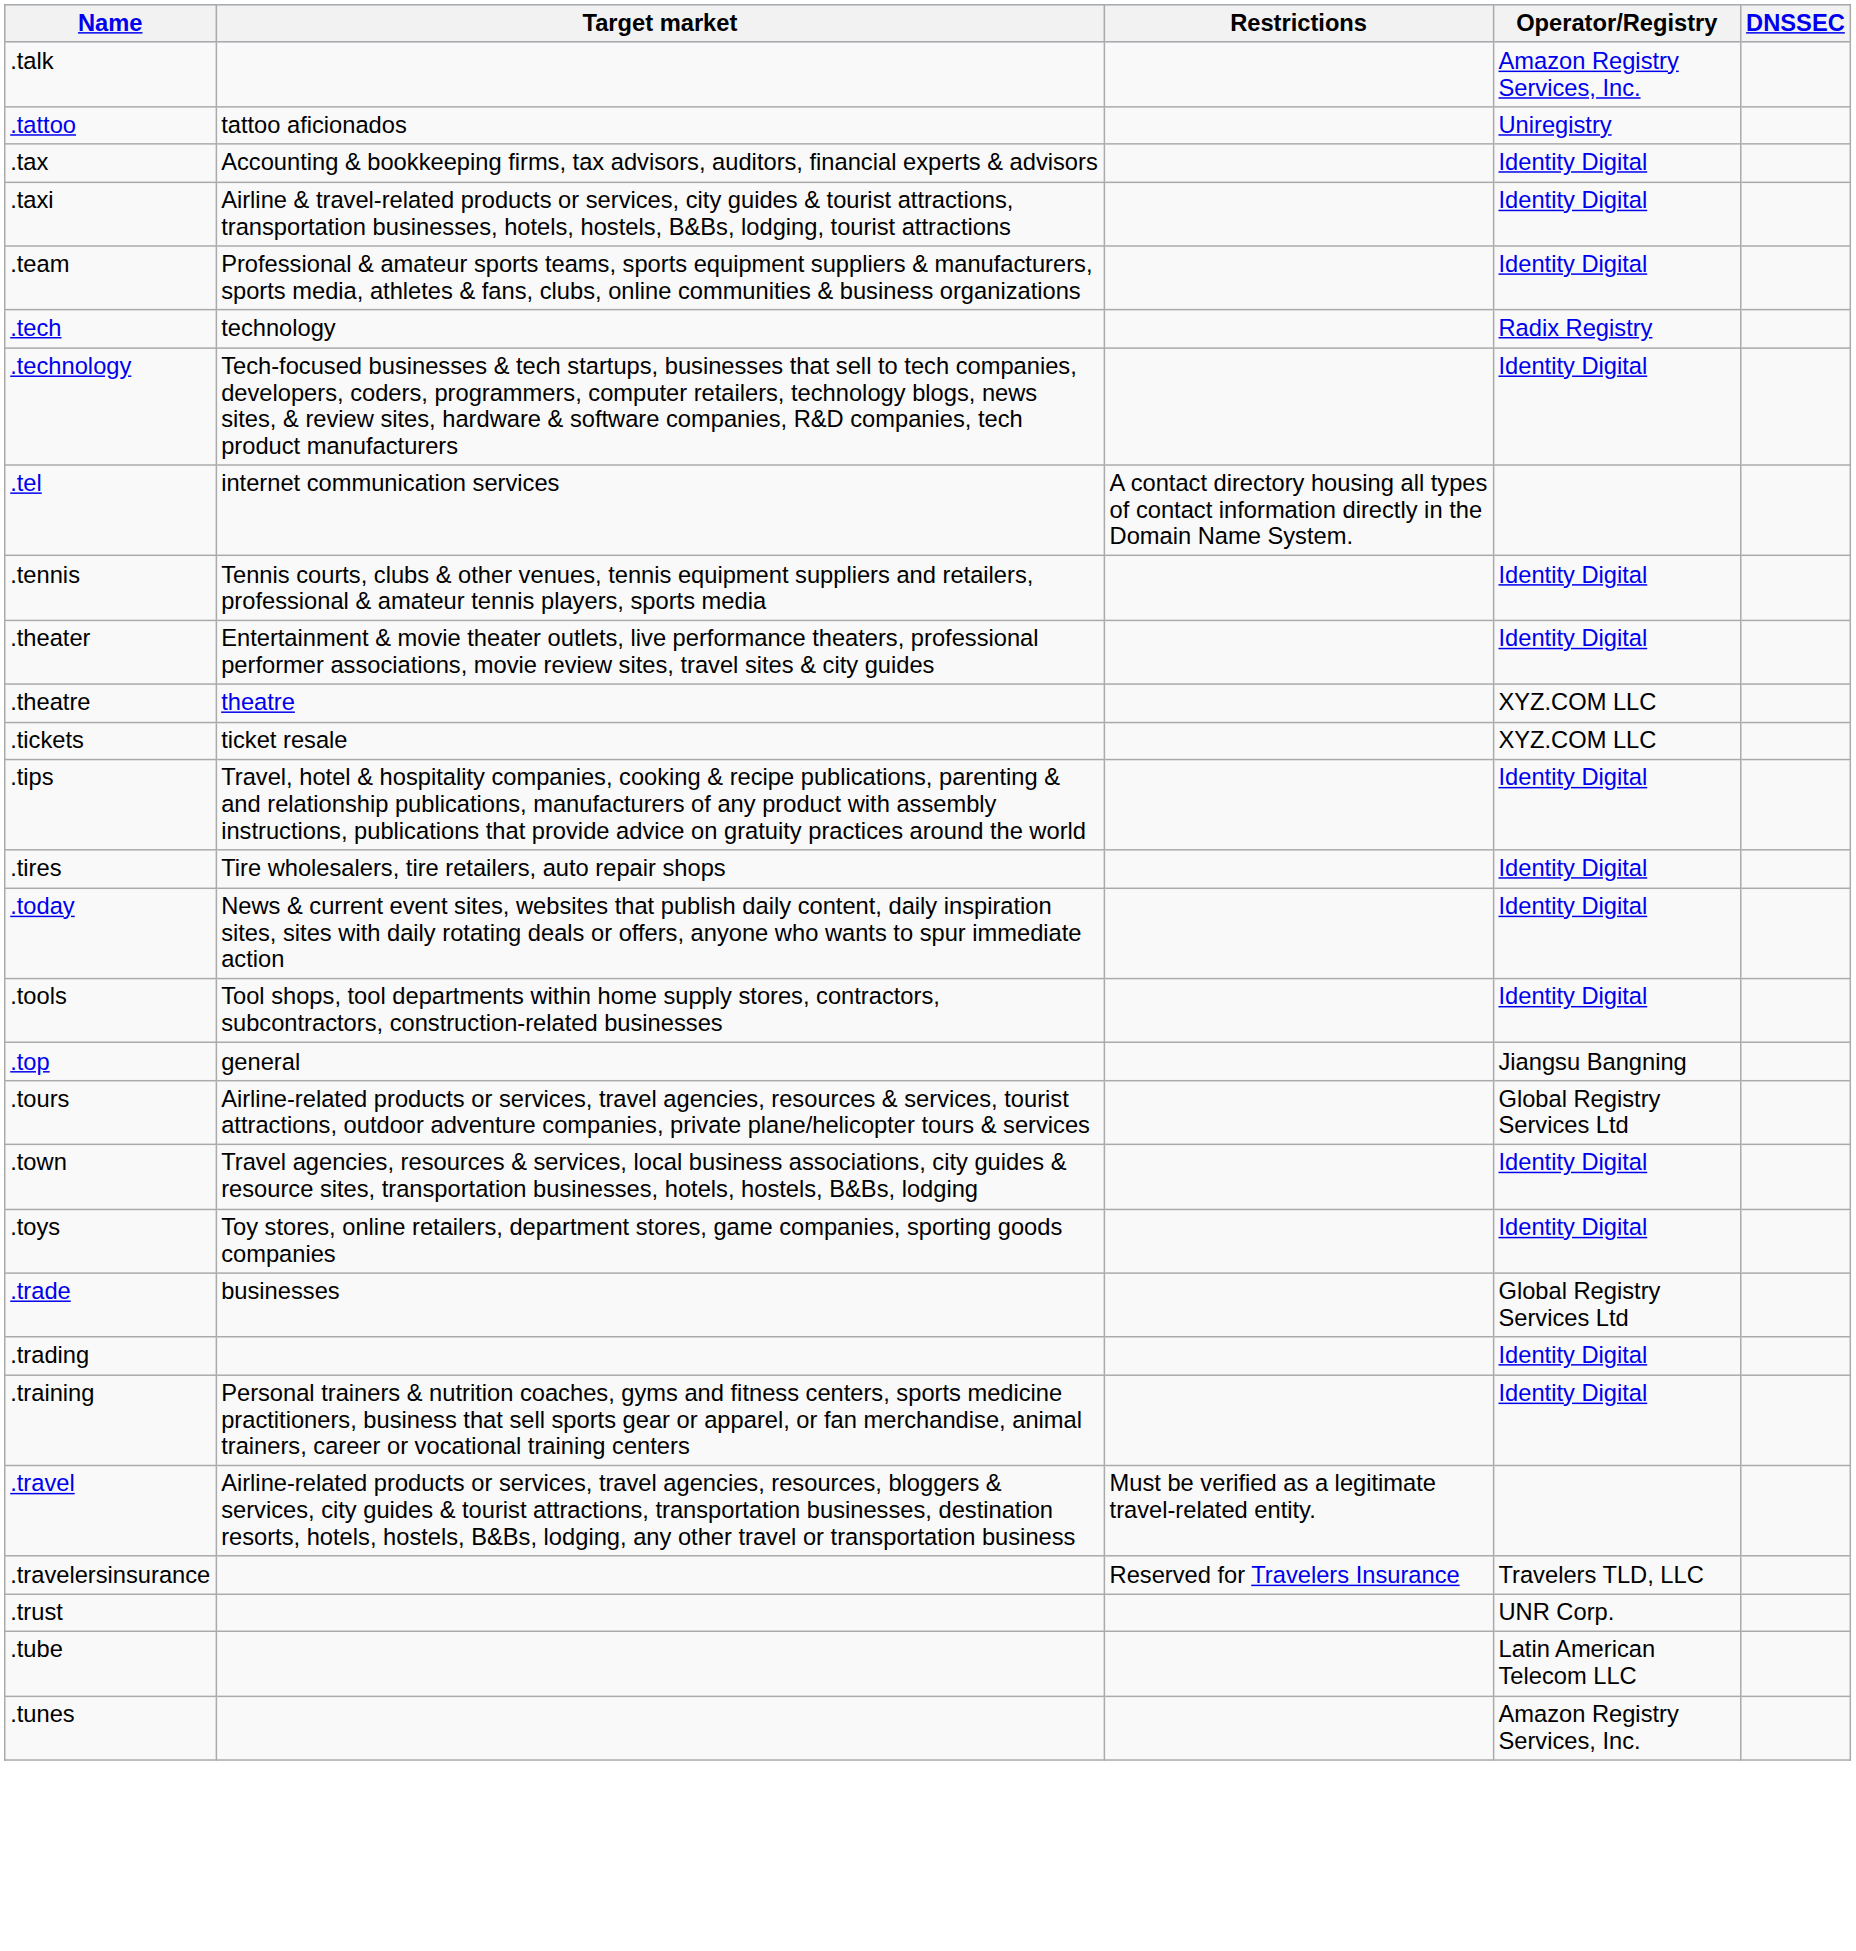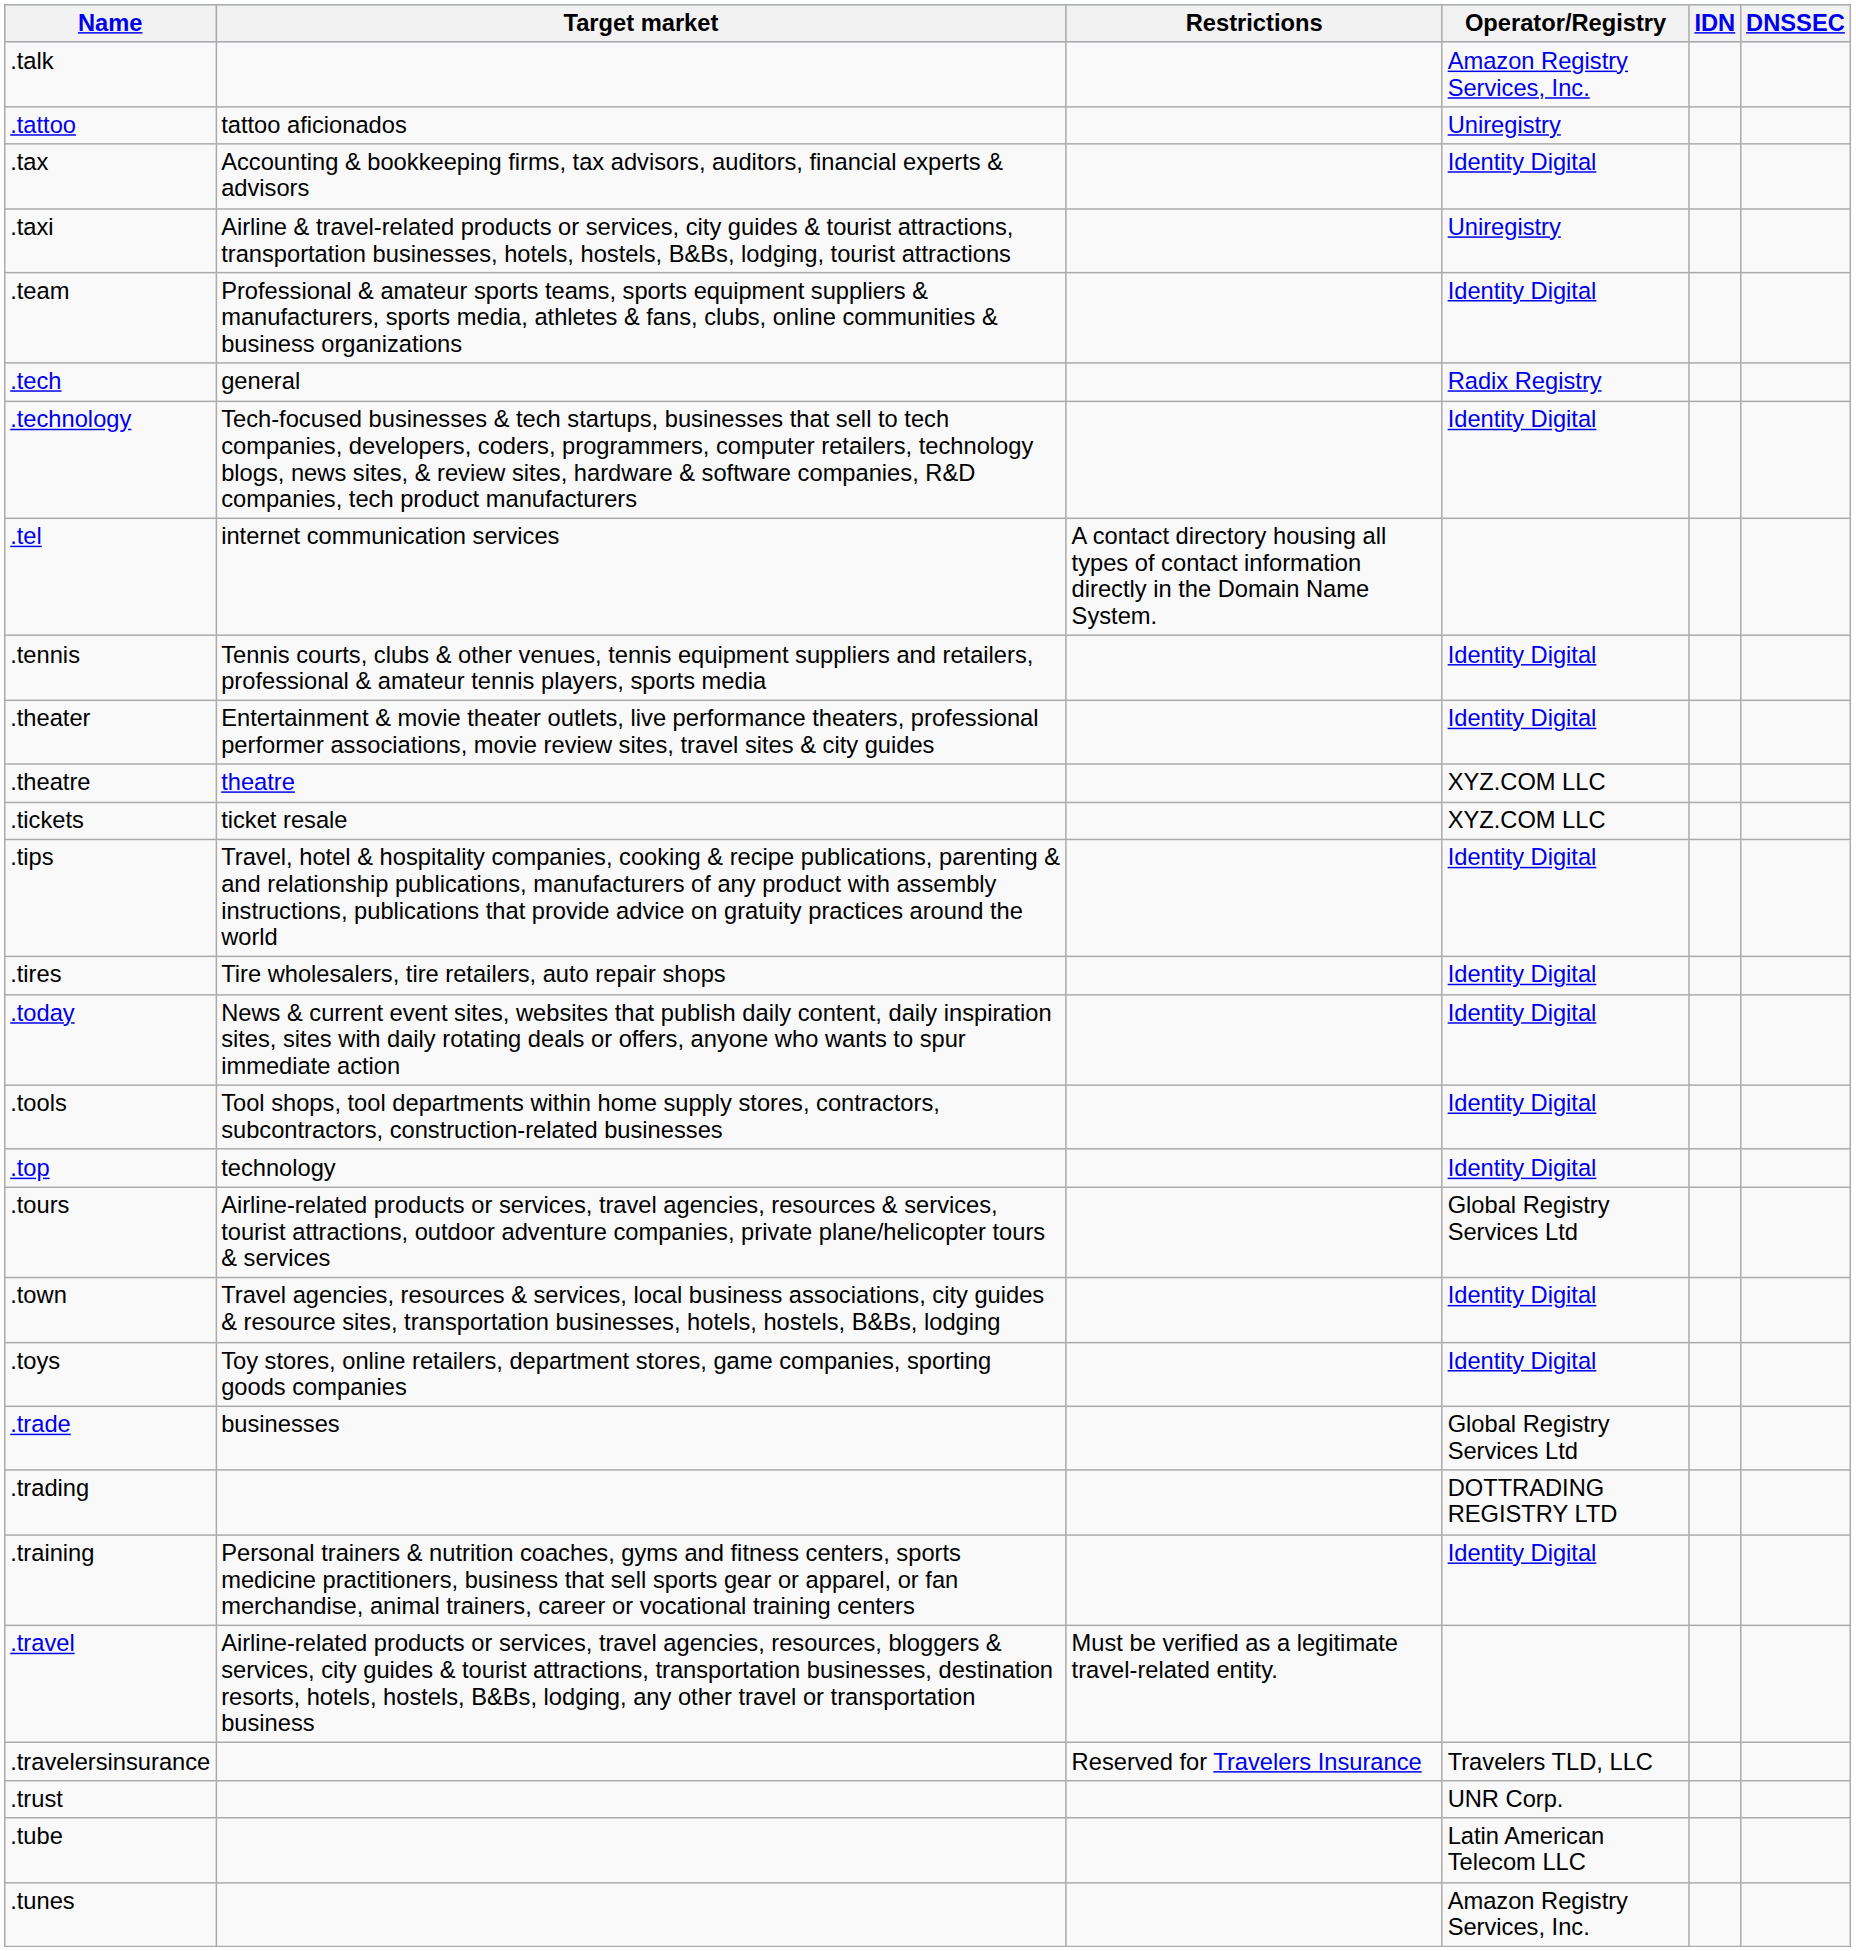+ column: (1715, 23)
(1573, 200) Identity Digital -> (1504, 226) Uniregistry
(278, 328) technology -> (261, 381) general
(261, 1061) general -> (278, 1167) technology
(1593, 1061) Jiangsu Bangning -> (1522, 1167) Identity Digital
(1573, 1355) Identity Digital -> (1533, 1502) DOTTRADING REGISTRY LTD
